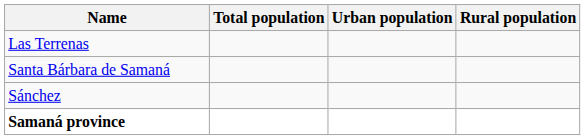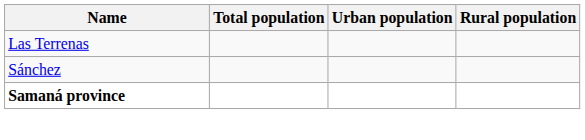- row: (89, 69)
